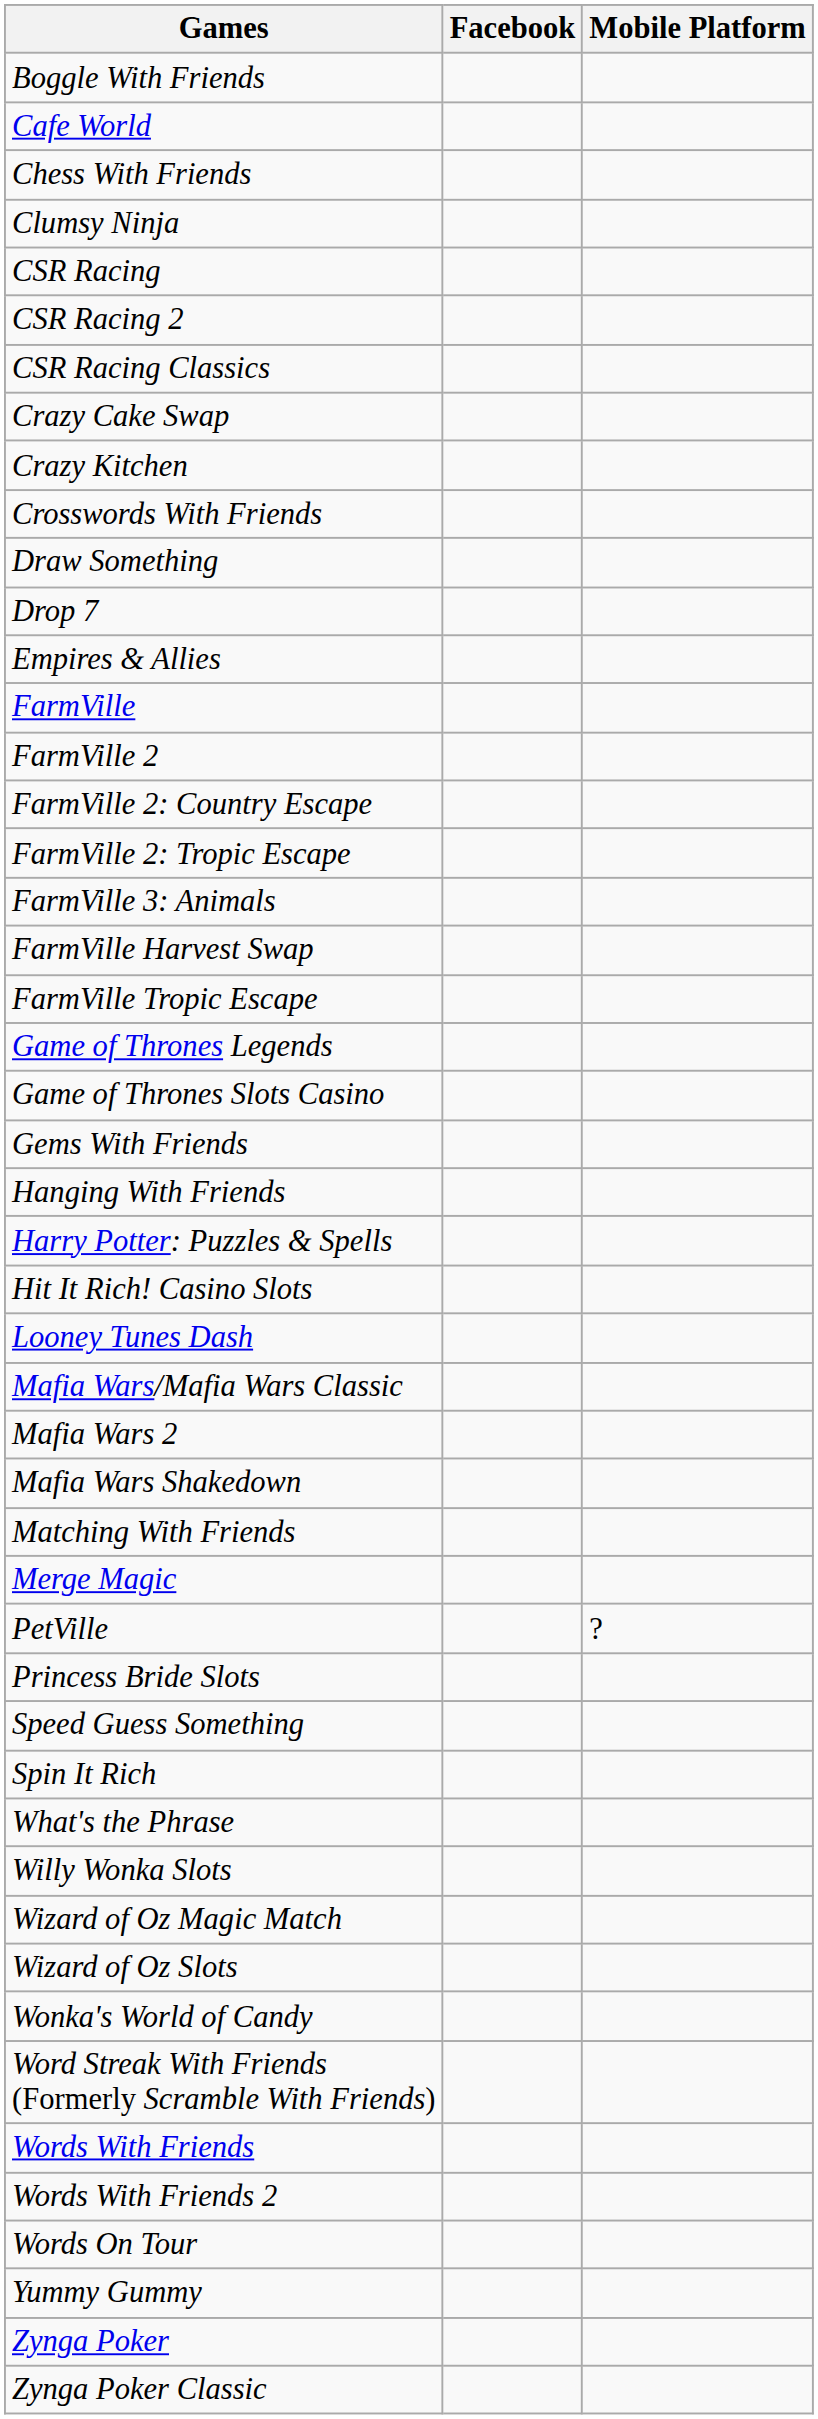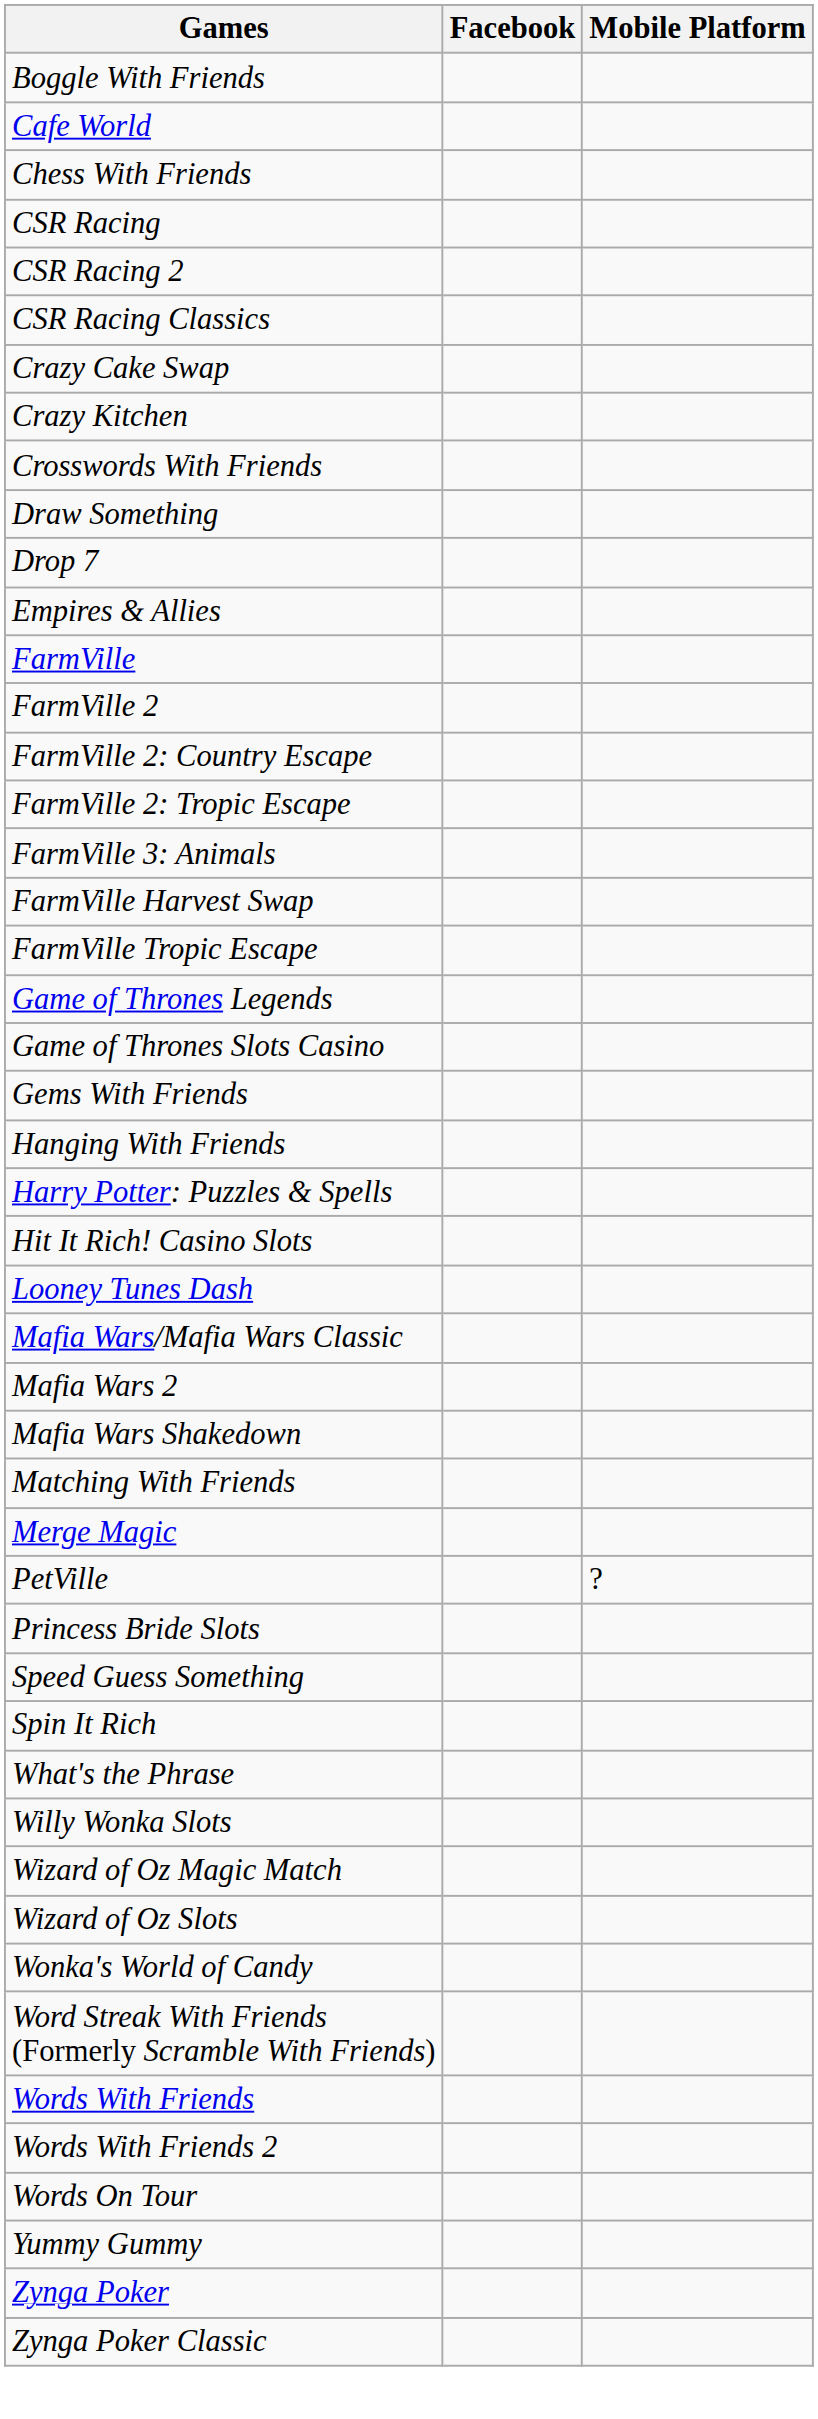- row: (96, 222)
